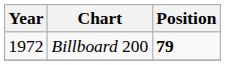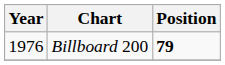(26, 45) 1972 -> (26, 45) 1976
